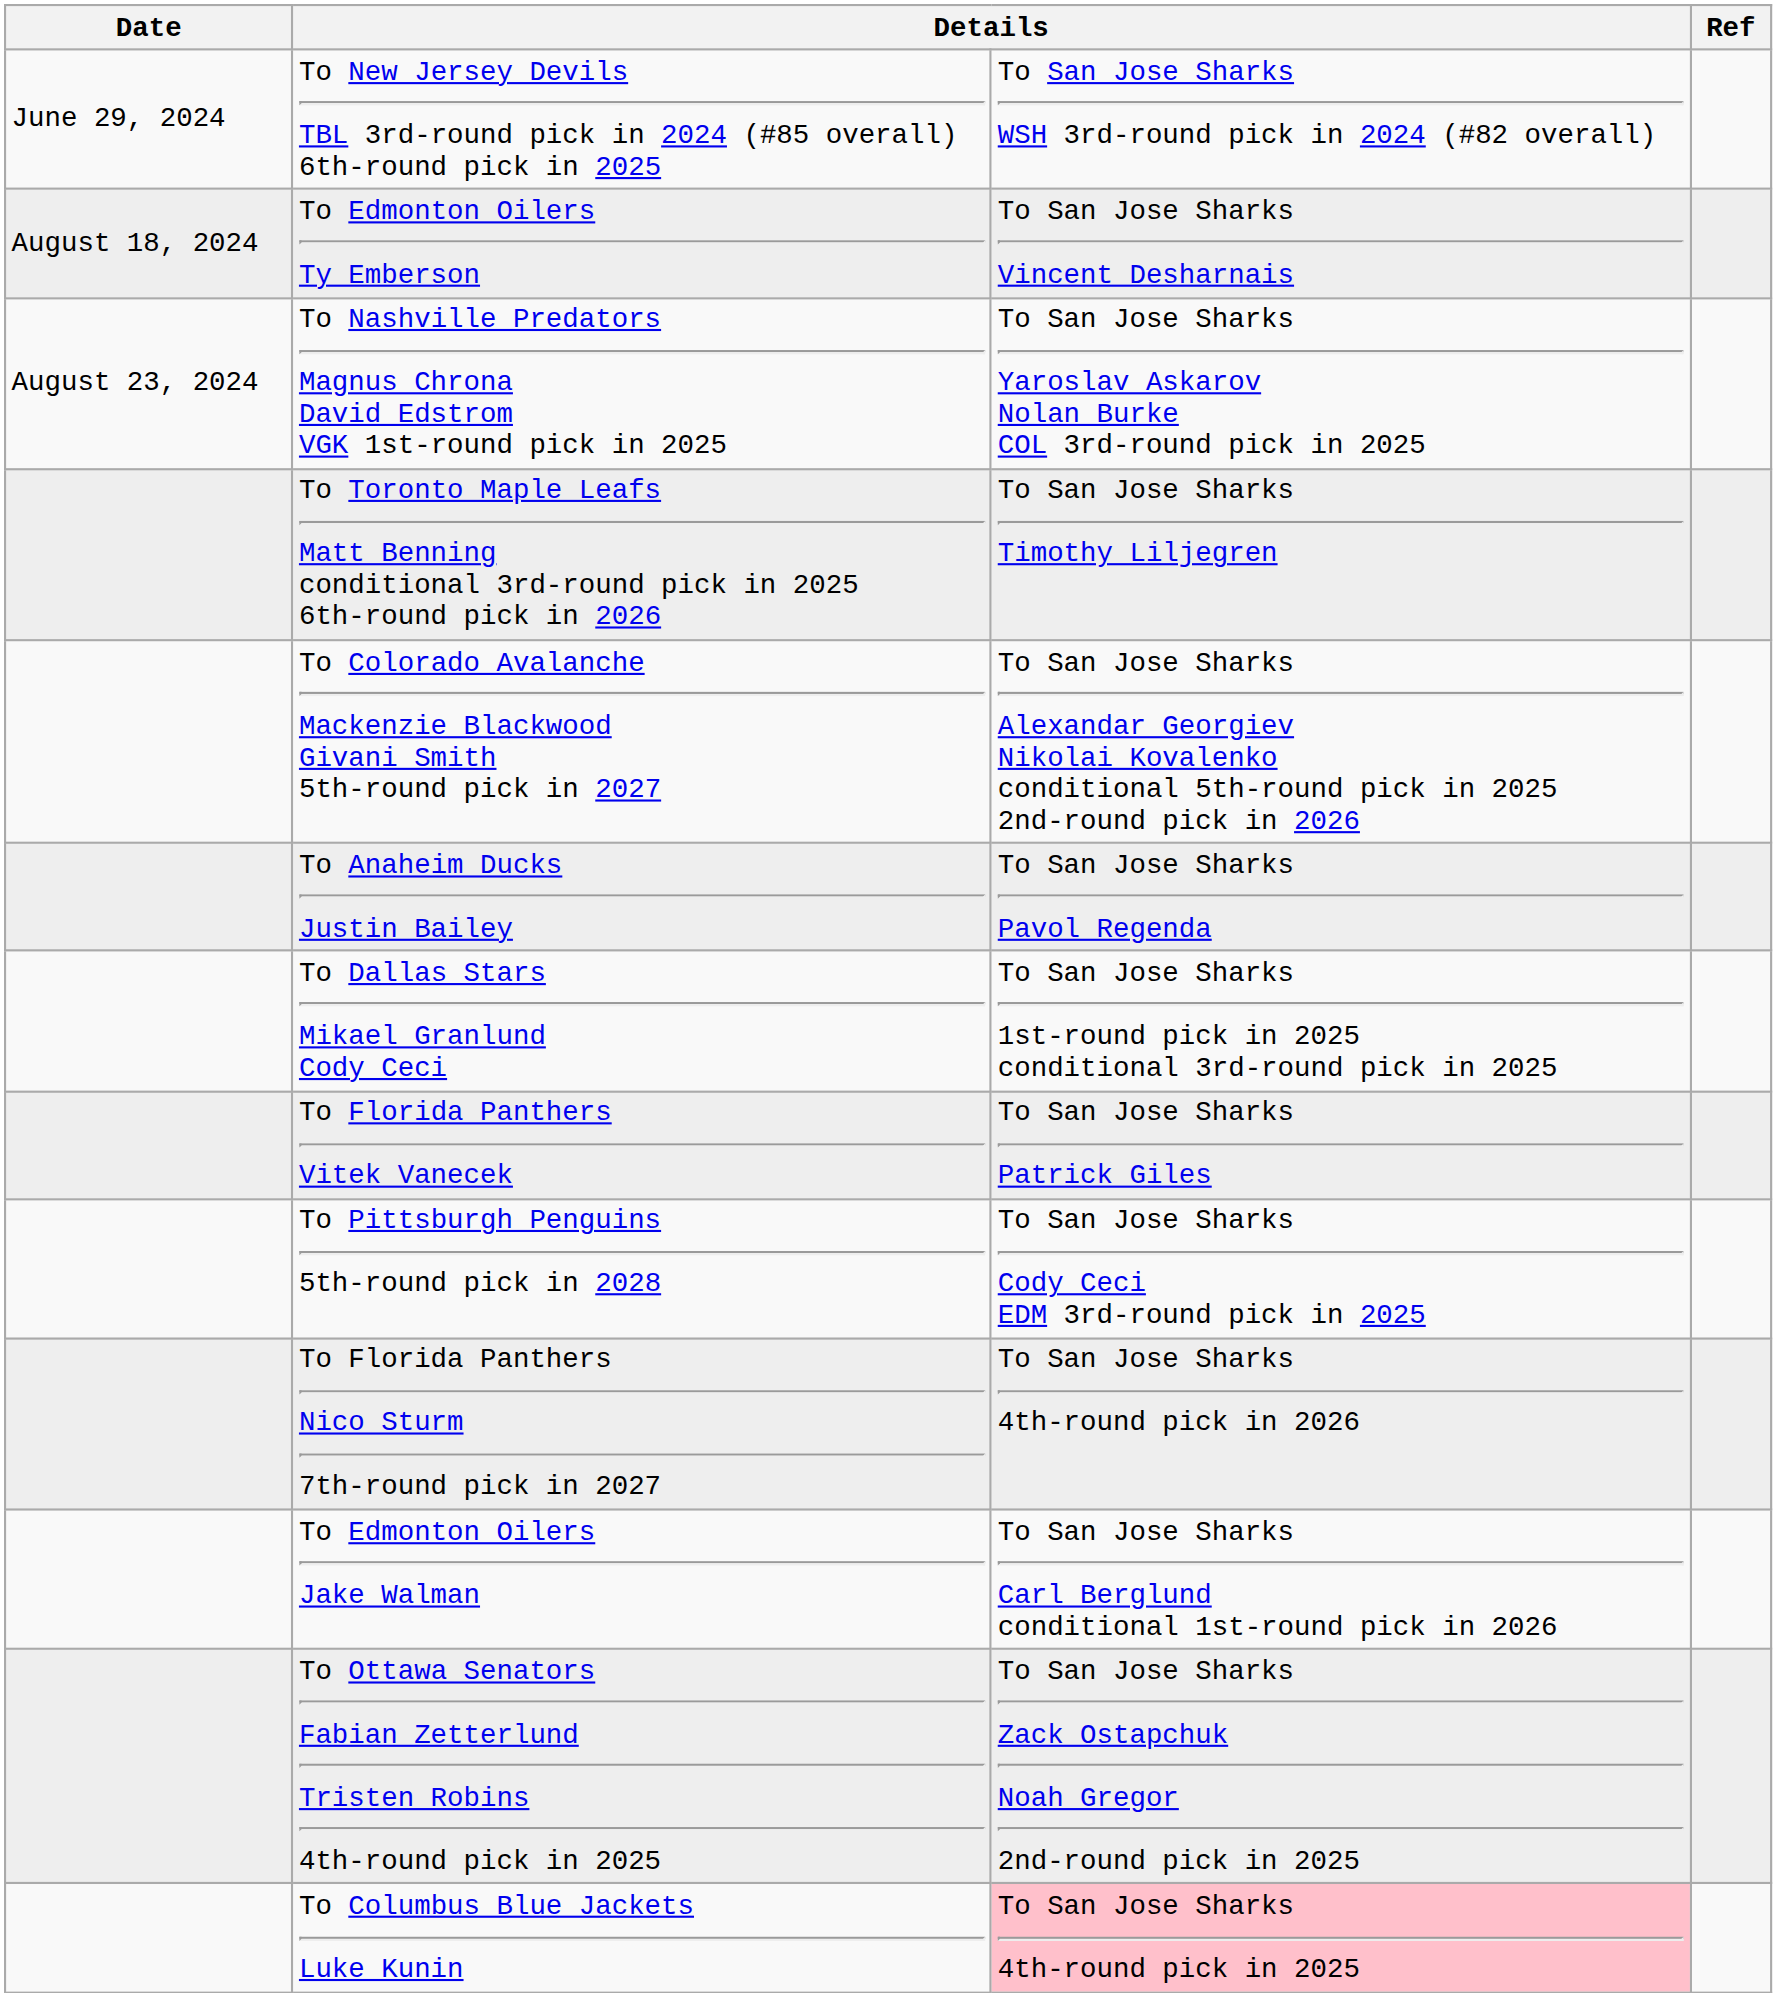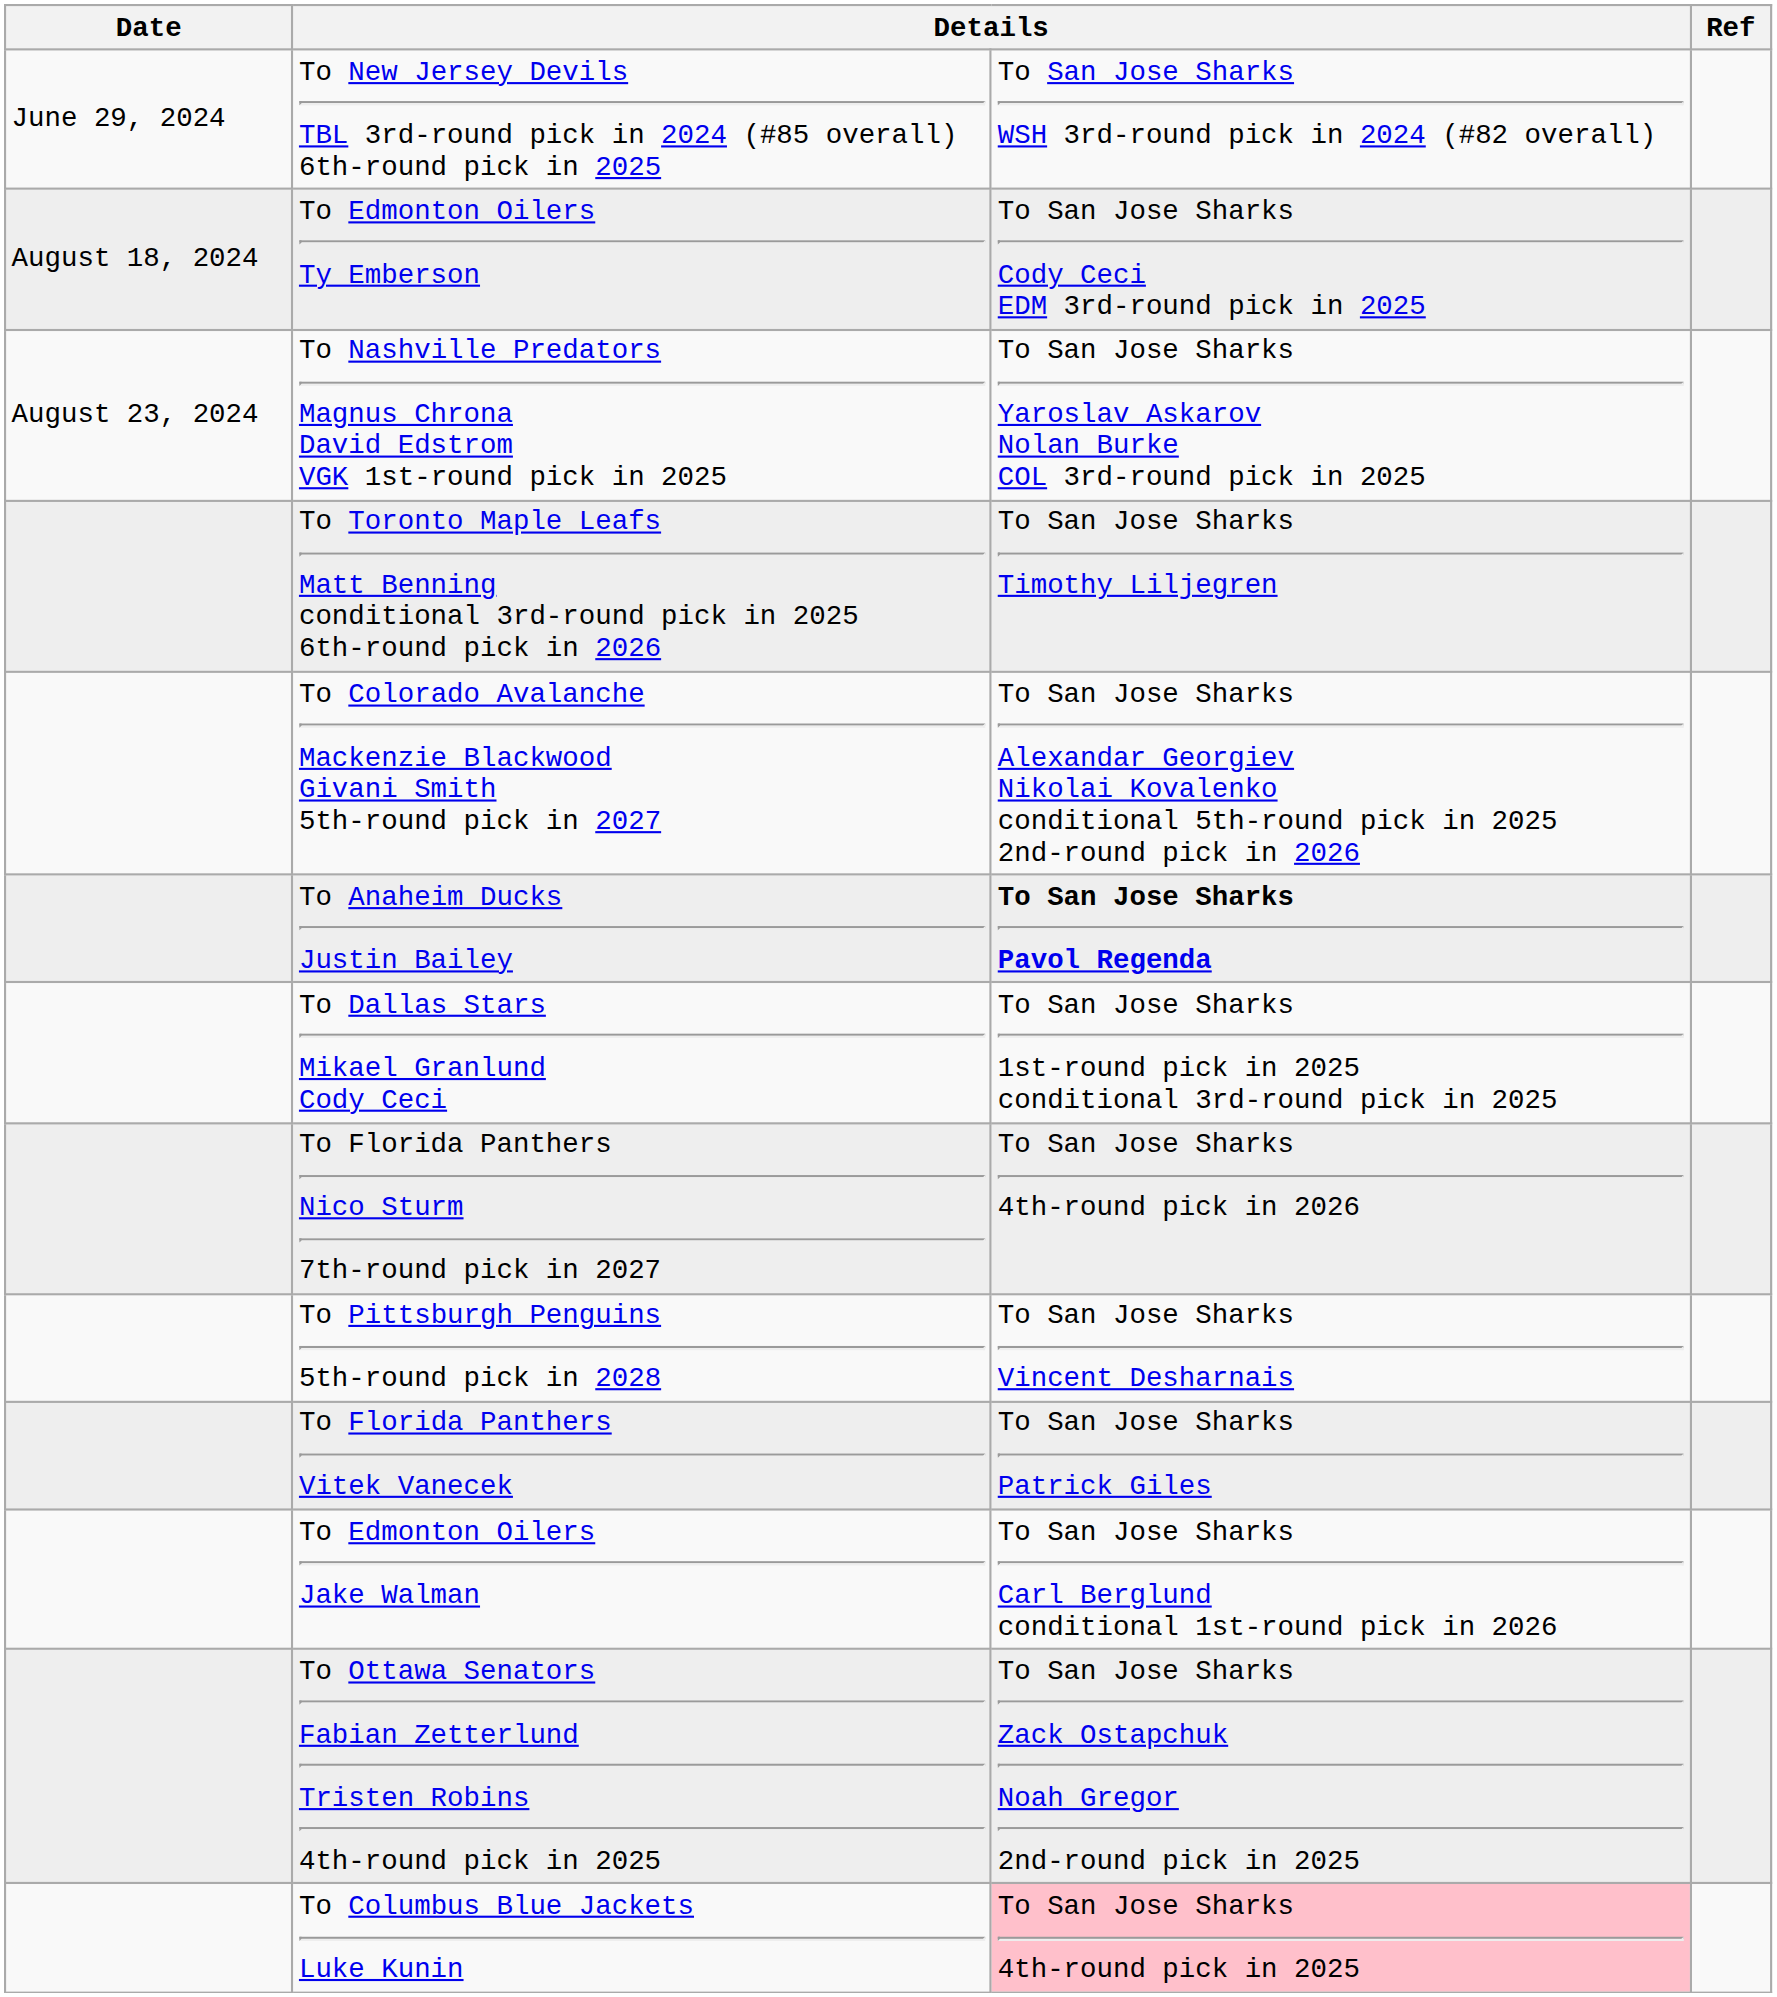(1341, 243) To San Jose Sharks Vincent Desharnais -> (1341, 259) To San Jose Sharks Cody Ceci EDM 3rd-round pick in 2025
(1341, 897) normal -> (1341, 929) bold
rows swapped: (642, 1145) <-> (642, 1424)
(1341, 1268) To San Jose Sharks Cody Ceci EDM 3rd-round pick in 2025 -> (1341, 1348) To San Jose Sharks Vincent Desharnais
